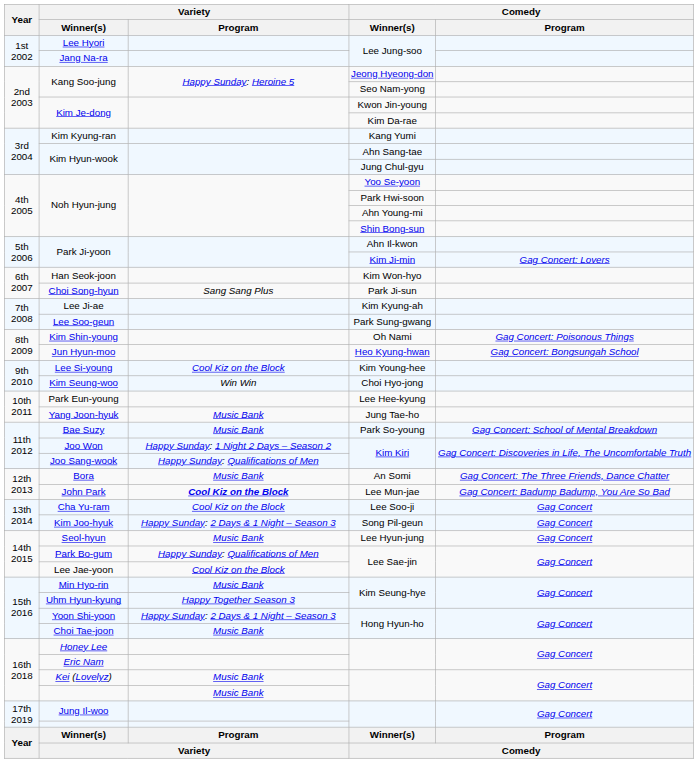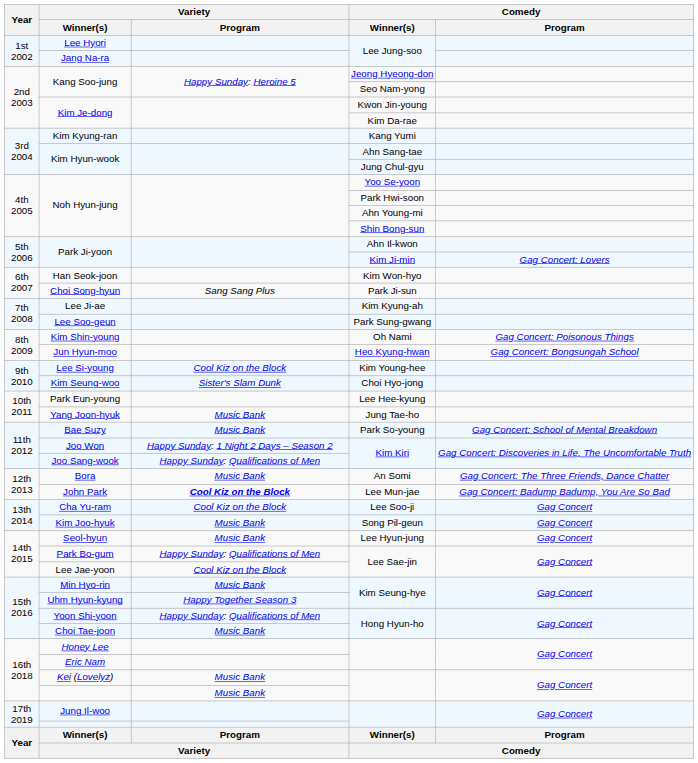(238, 383) Win Win -> (240, 383) Sister's Slam Dunk
(238, 523) Happy Sunday: 2 Days & 1 Night – Season 3 -> (240, 523) Music Bank
(238, 615) Happy Sunday: 2 Days & 1 Night – Season 3 -> (240, 615) Happy Sunday: Qualifications of Men
